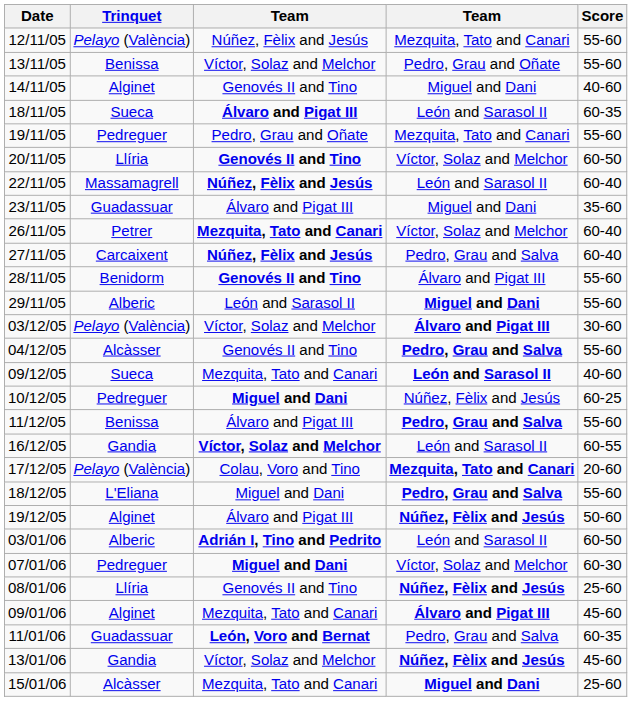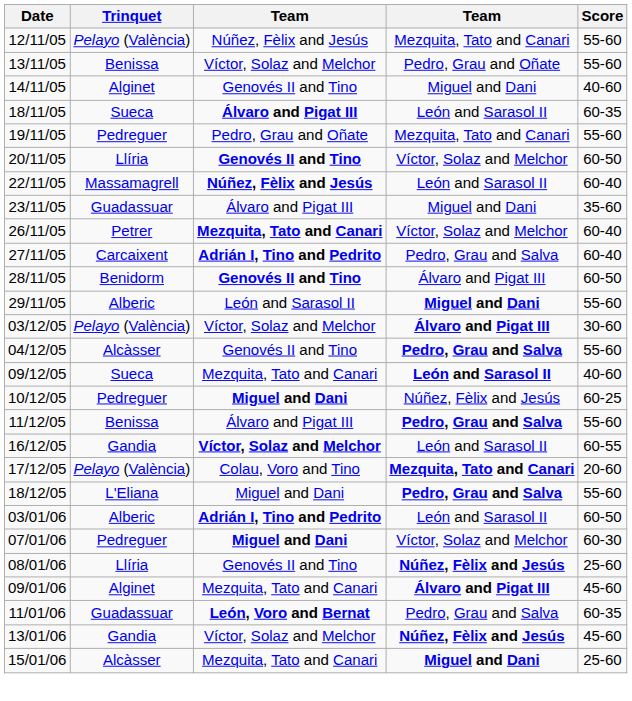(290, 254) Núñez, Fèlix and Jesús -> (290, 254) Adrián I, Tino and Pedrito
(602, 278) 55-60 -> (602, 278) 60-50
- row: (37, 517)
